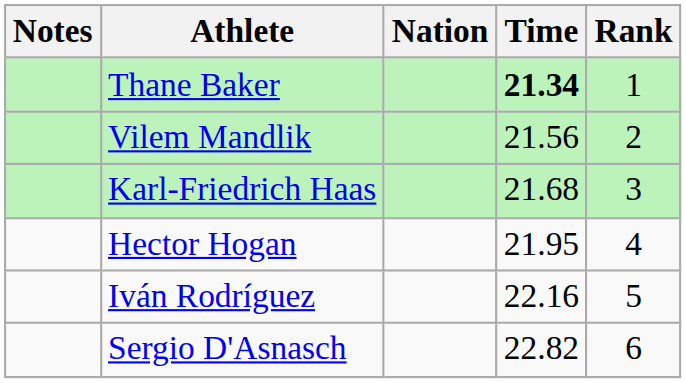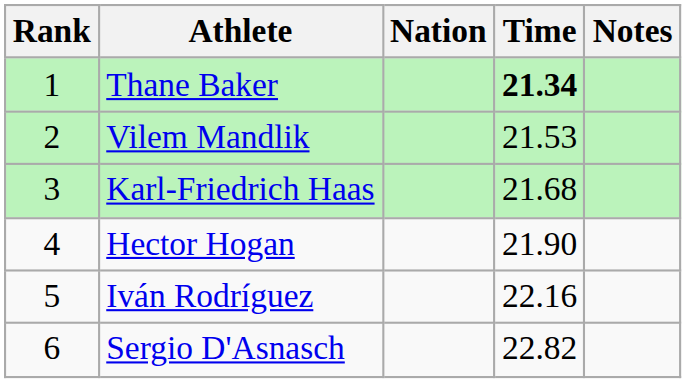columns swapped: (634, 31) <-> (53, 31)
(541, 137) 21.56 -> (540, 137) 21.53
(541, 243) 21.95 -> (540, 243) 21.90
